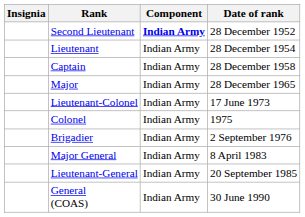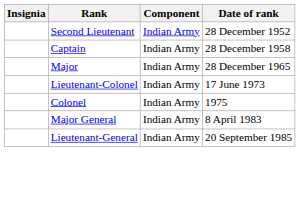(174, 31) bold -> (171, 31) normal
- row: (75, 48)
- row: (72, 137)
- row: (69, 197)
